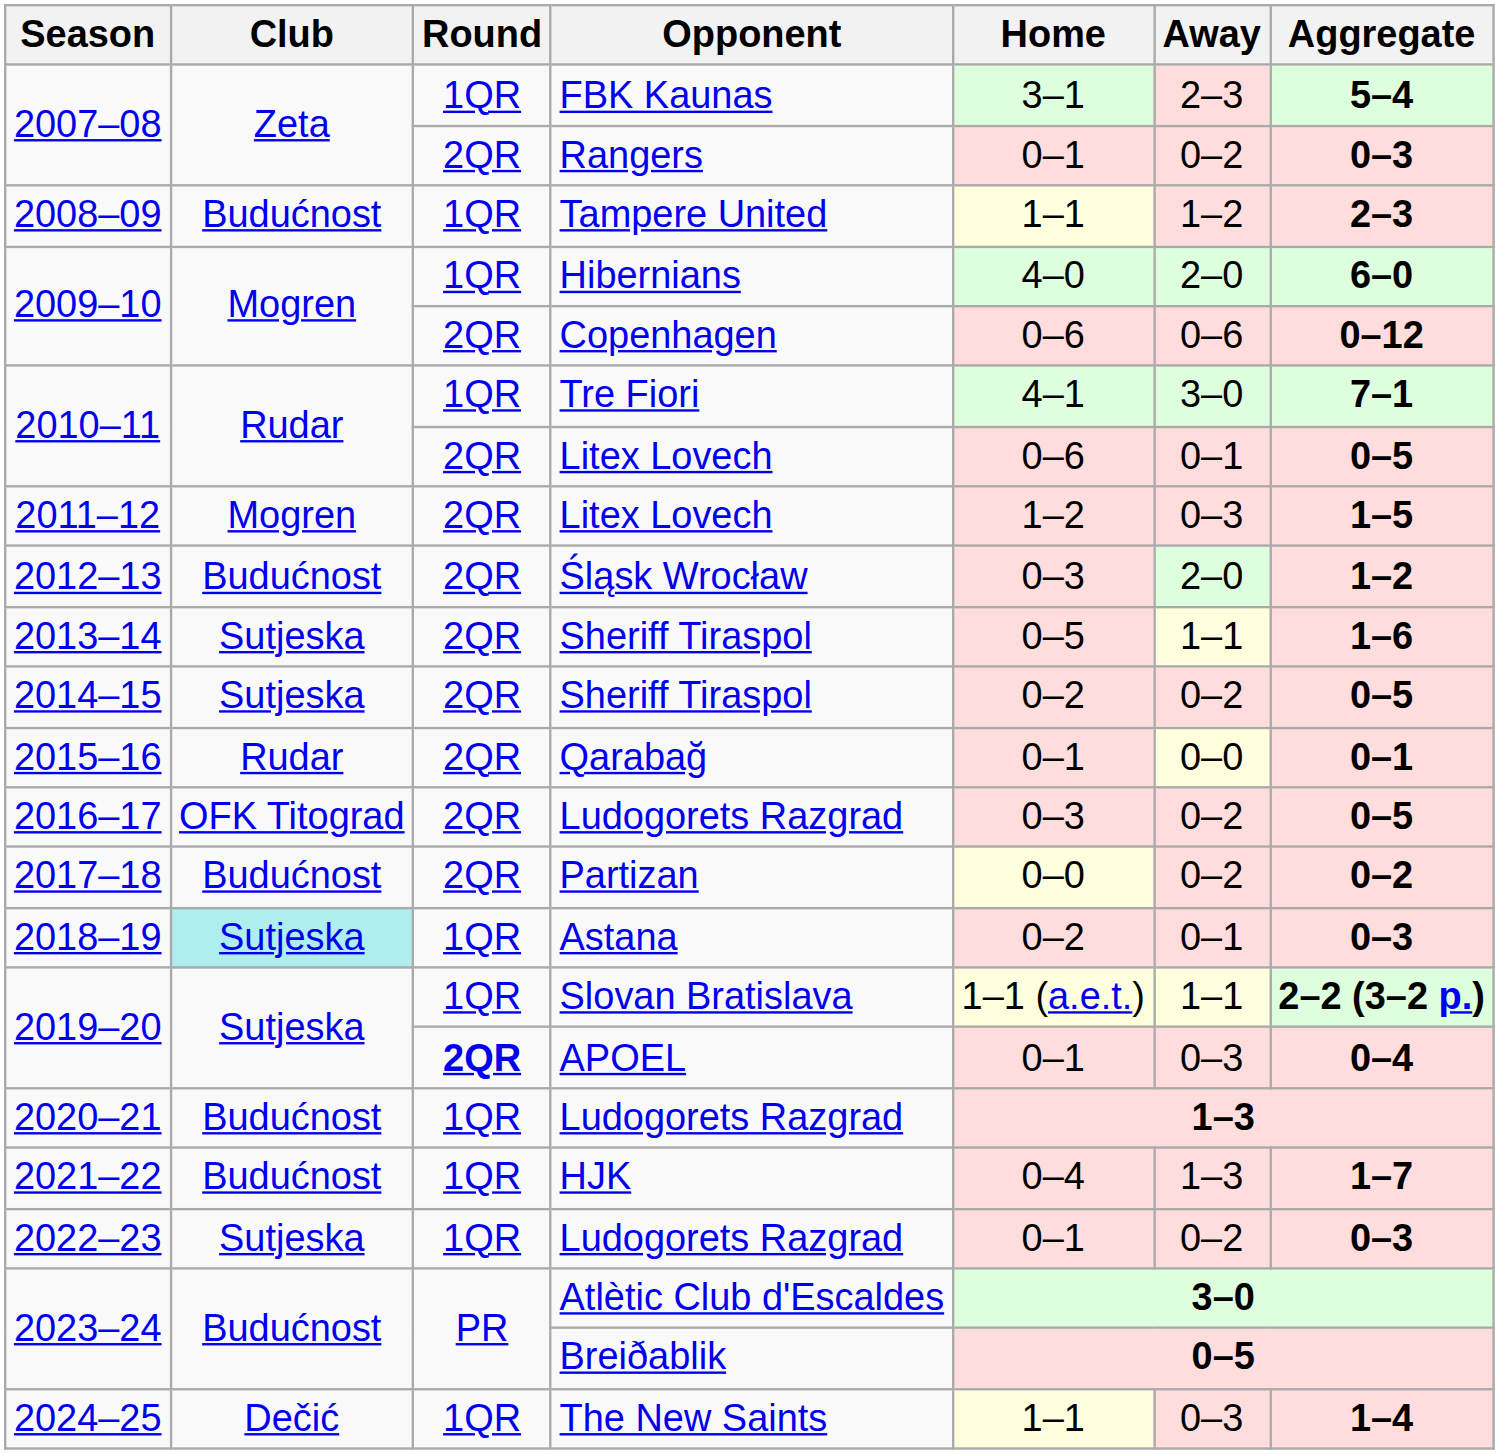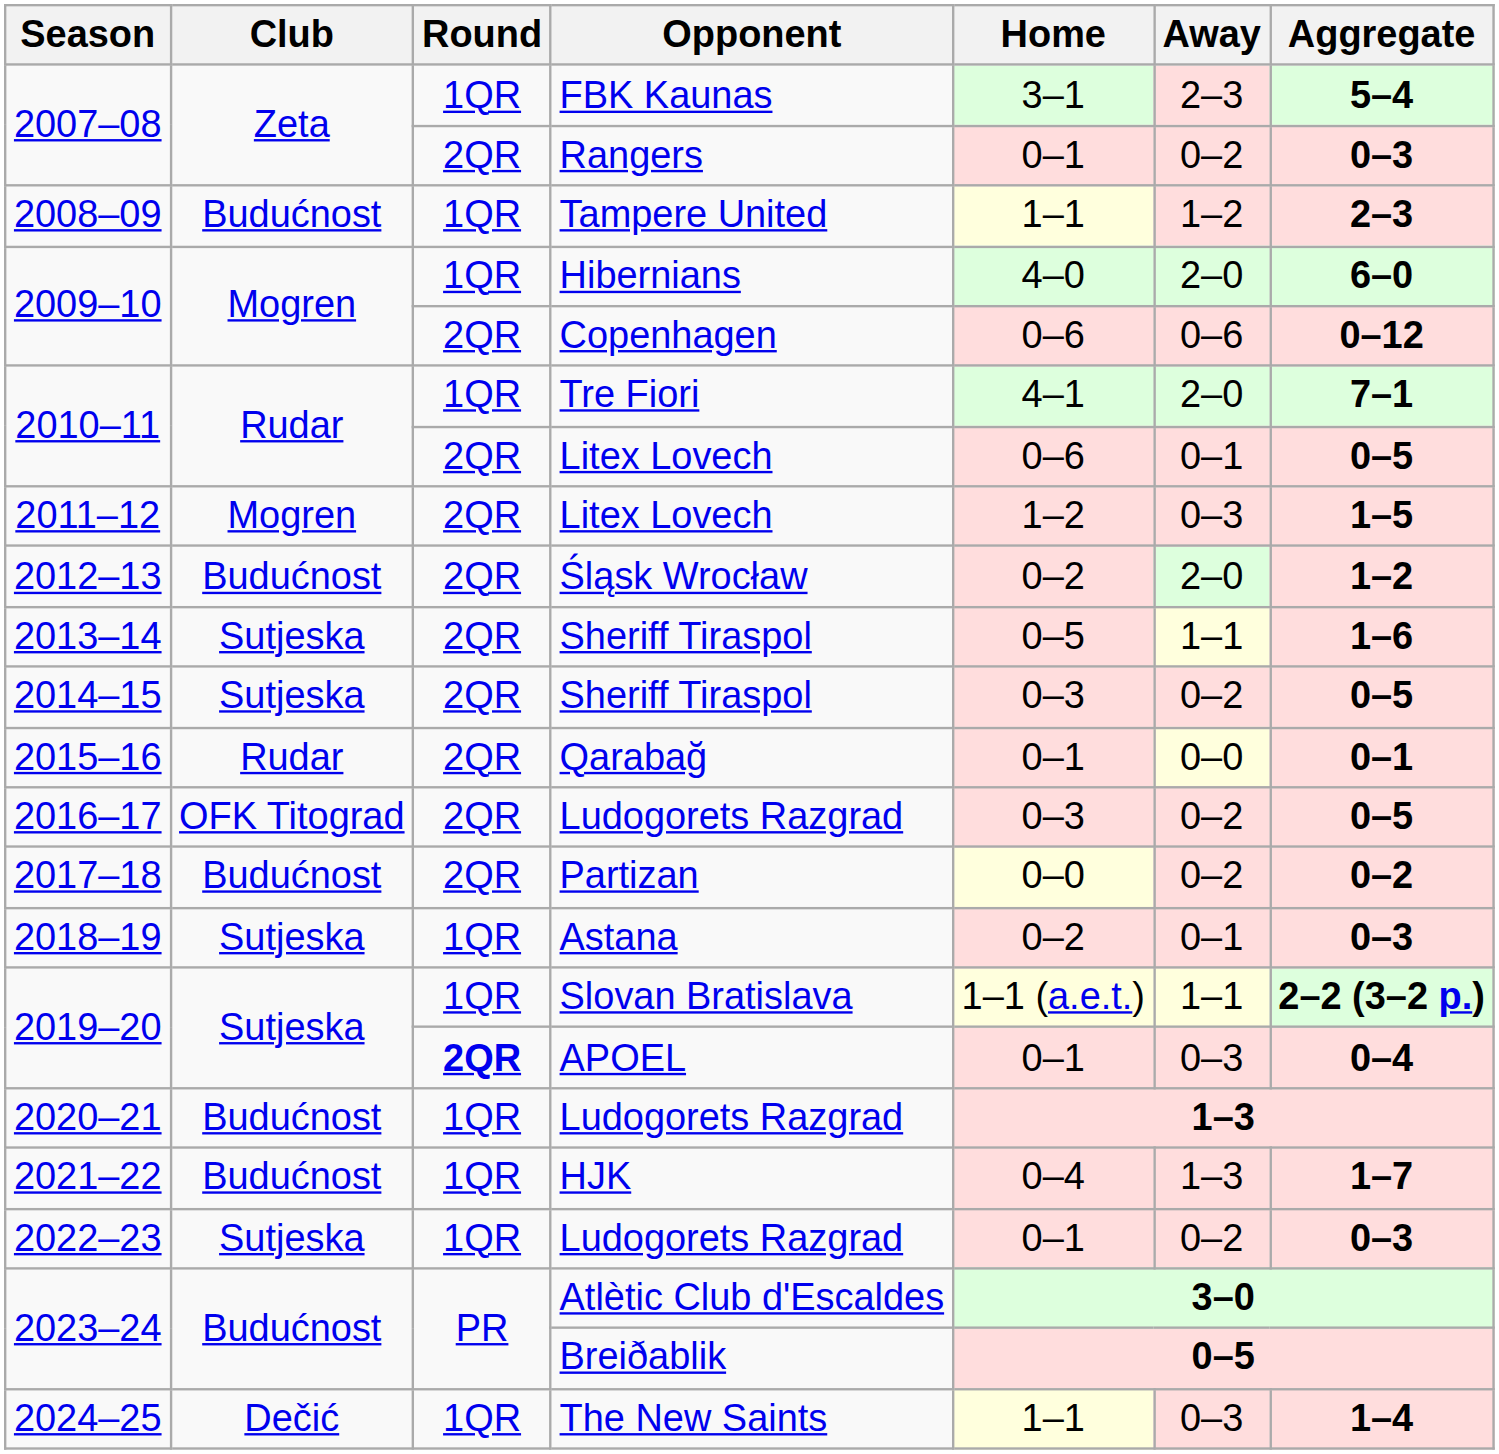(1212, 395) 3–0 -> (1212, 395) 2–0
(1053, 575) 0–3 -> (1053, 575) 0–2
(1053, 696) 0–2 -> (1053, 696) 0–3
(292, 936) paleturquoise background -> (292, 936) no background
